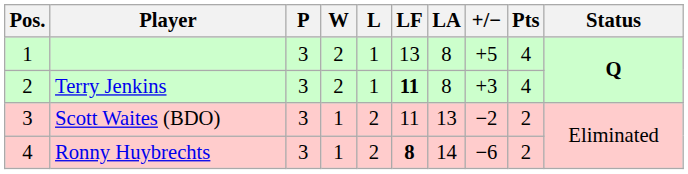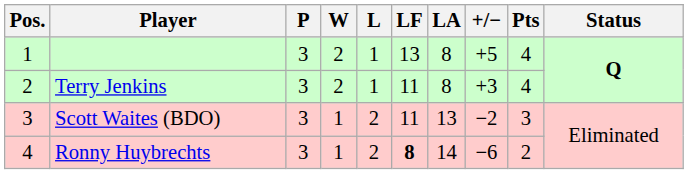(409, 86) bold -> (409, 86) normal
(526, 119) 2 -> (526, 119) 3
